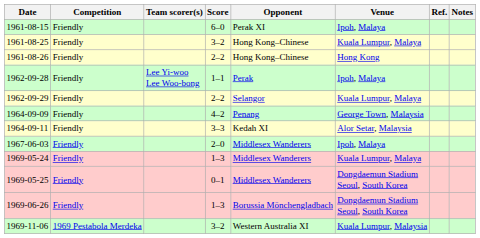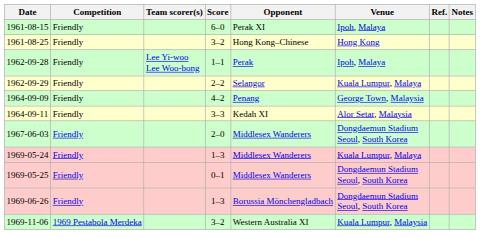(379, 42) Kuala Lumpur, Malaya -> (358, 42) Hong Kong
- row: (27, 57)
(361, 143) Ipoh, Malaya -> (378, 134) Dongdaemun Stadium Seoul, South Korea
